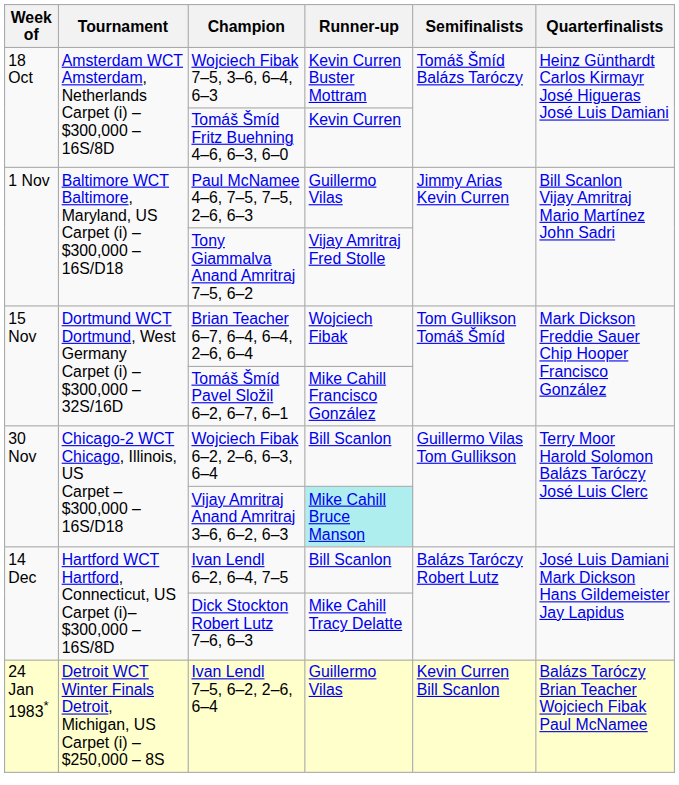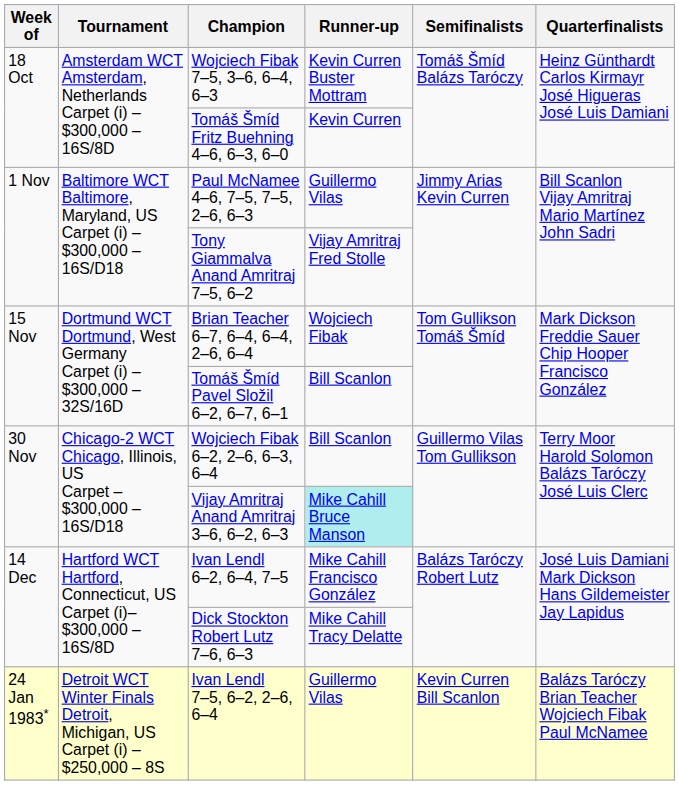(347, 396) Mike Cahill Francisco González -> (350, 379) Bill Scanlon
(350, 559) Bill Scanlon -> (347, 577) Mike Cahill Francisco González
